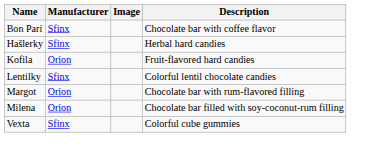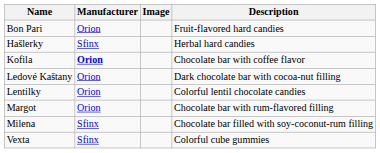(59, 28) Sfinx -> (89, 28) Orion
(210, 28) Chocolate bar with coffee flavor -> (229, 28) Fruit-flavored hard candies
(59, 60) normal -> (90, 60) bold
(200, 60) Fruit-flavored hard candies -> (239, 60) Chocolate bar with coffee flavor
+ row: (40, 76)
(59, 76) Sfinx -> (89, 92) Orion
(59, 108) Orion -> (88, 124) Sfinx
